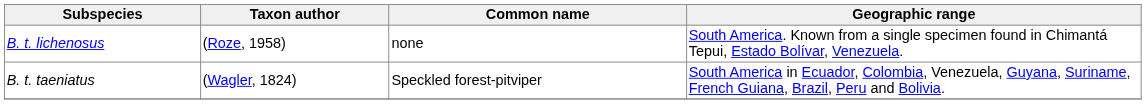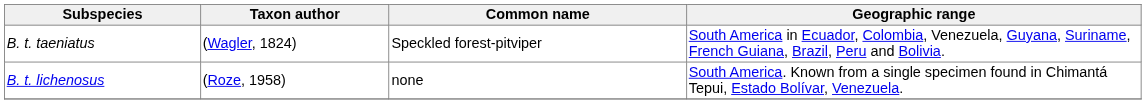rows swapped: (56, 43) <-> (51, 80)
